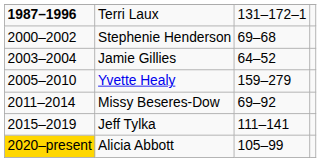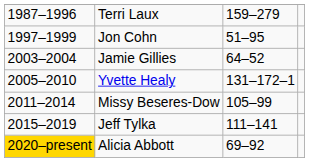(42, 15) bold -> (42, 15) normal
(272, 15) 131–172–1 -> (253, 15) 159–279
+ row: (128, 37)
- row: (165, 37)
(264, 80) 159–279 -> (260, 80) 131–172–1
(257, 102) 69–92 -> (249, 102) 105–99
(261, 146) 105–99 -> (245, 146) 69–92
